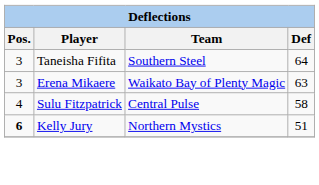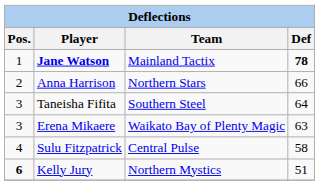+ row: (73, 60)
+ row: (76, 82)
